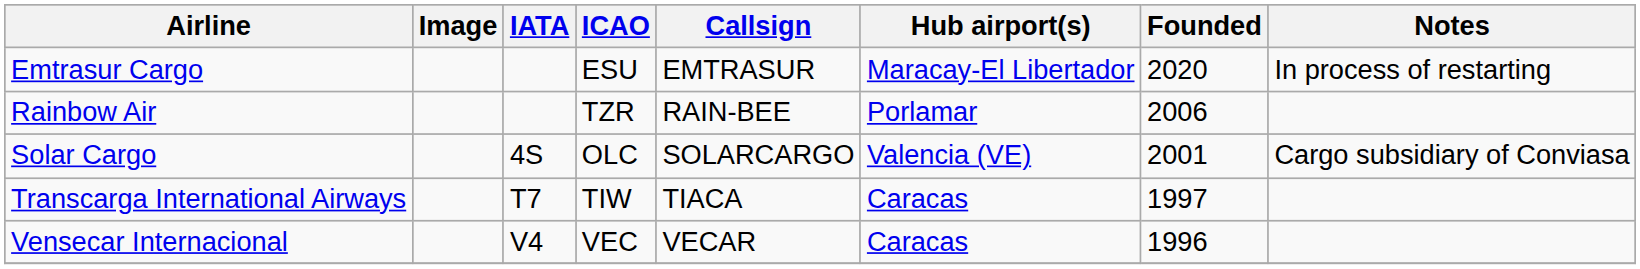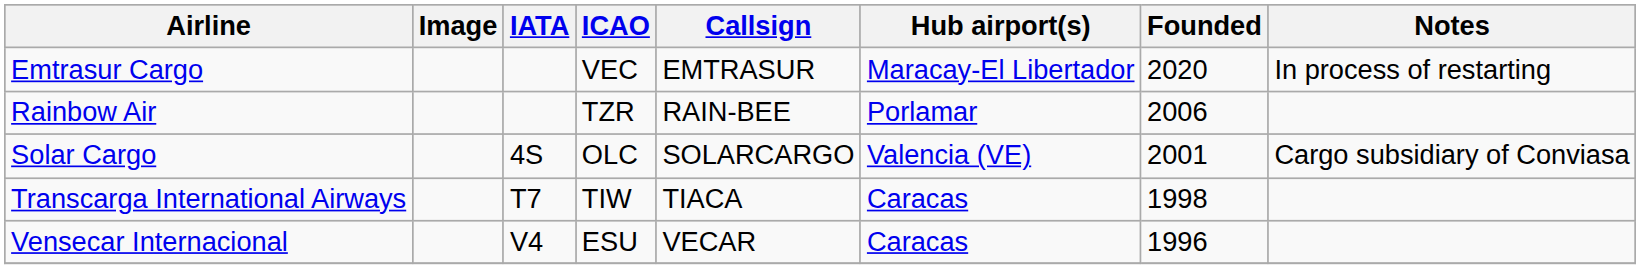(610, 69) ESU -> (610, 69) VEC
(1177, 198) 1997 -> (1177, 198) 1998
(610, 241) VEC -> (610, 241) ESU
